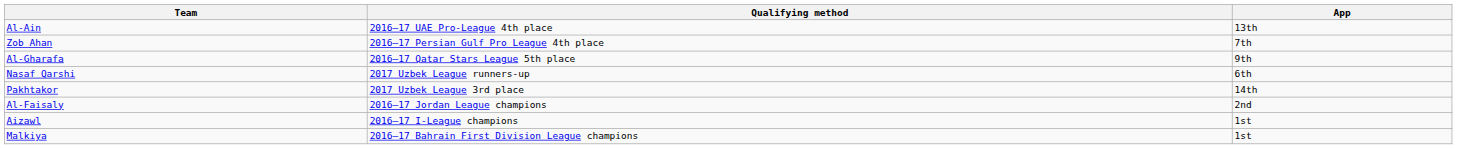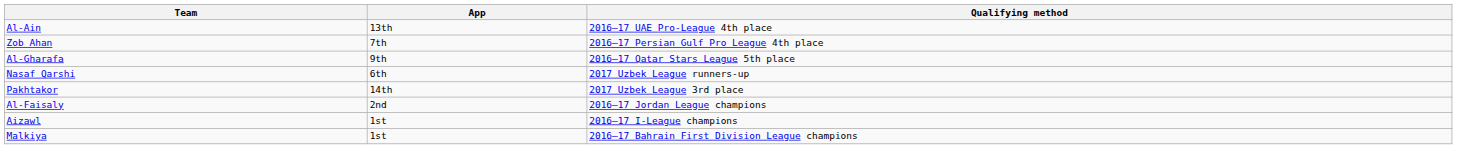columns swapped: (800, 12) <-> (1342, 12)
